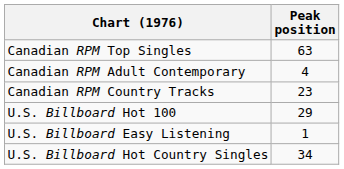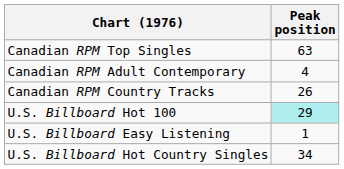(305, 92) 23 -> (305, 92) 26
(305, 113) no background -> (305, 113) paleturquoise background
